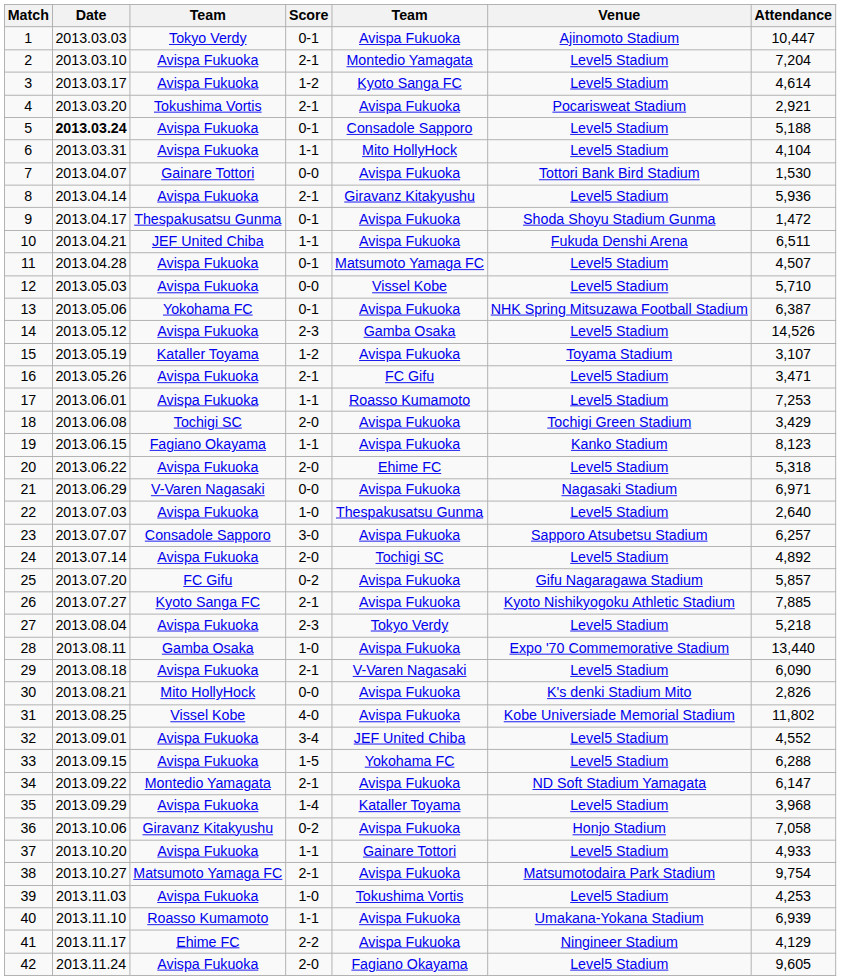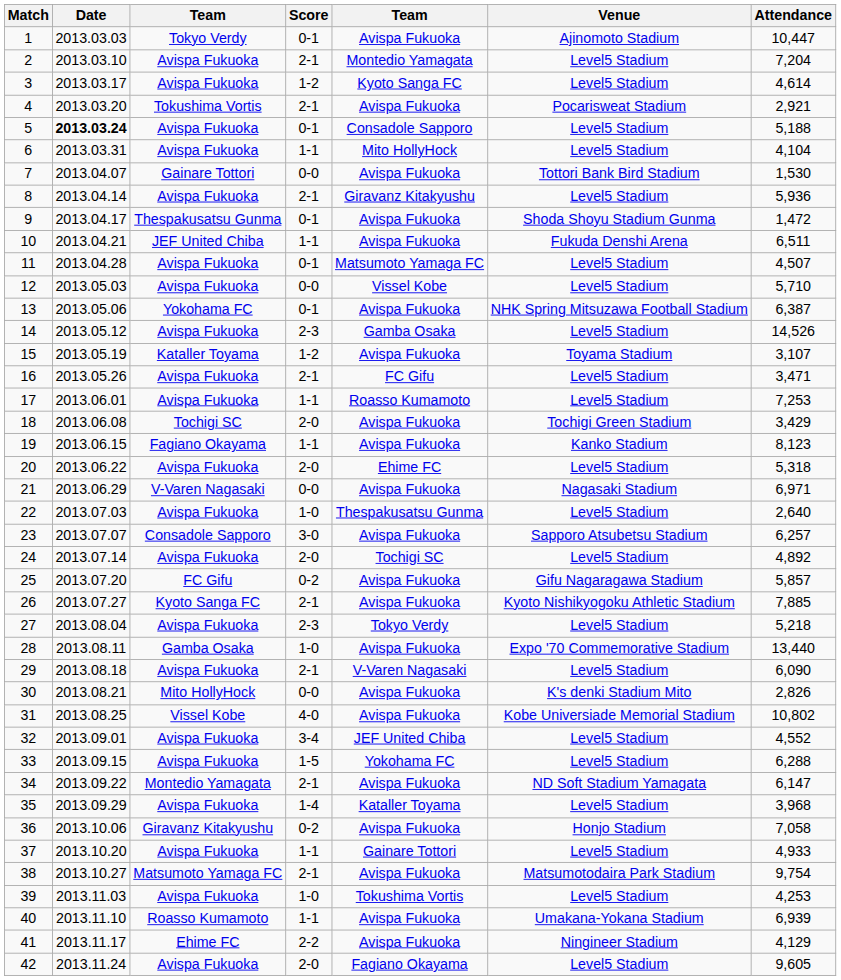(793, 715) 11,802 -> (793, 715) 10,802
